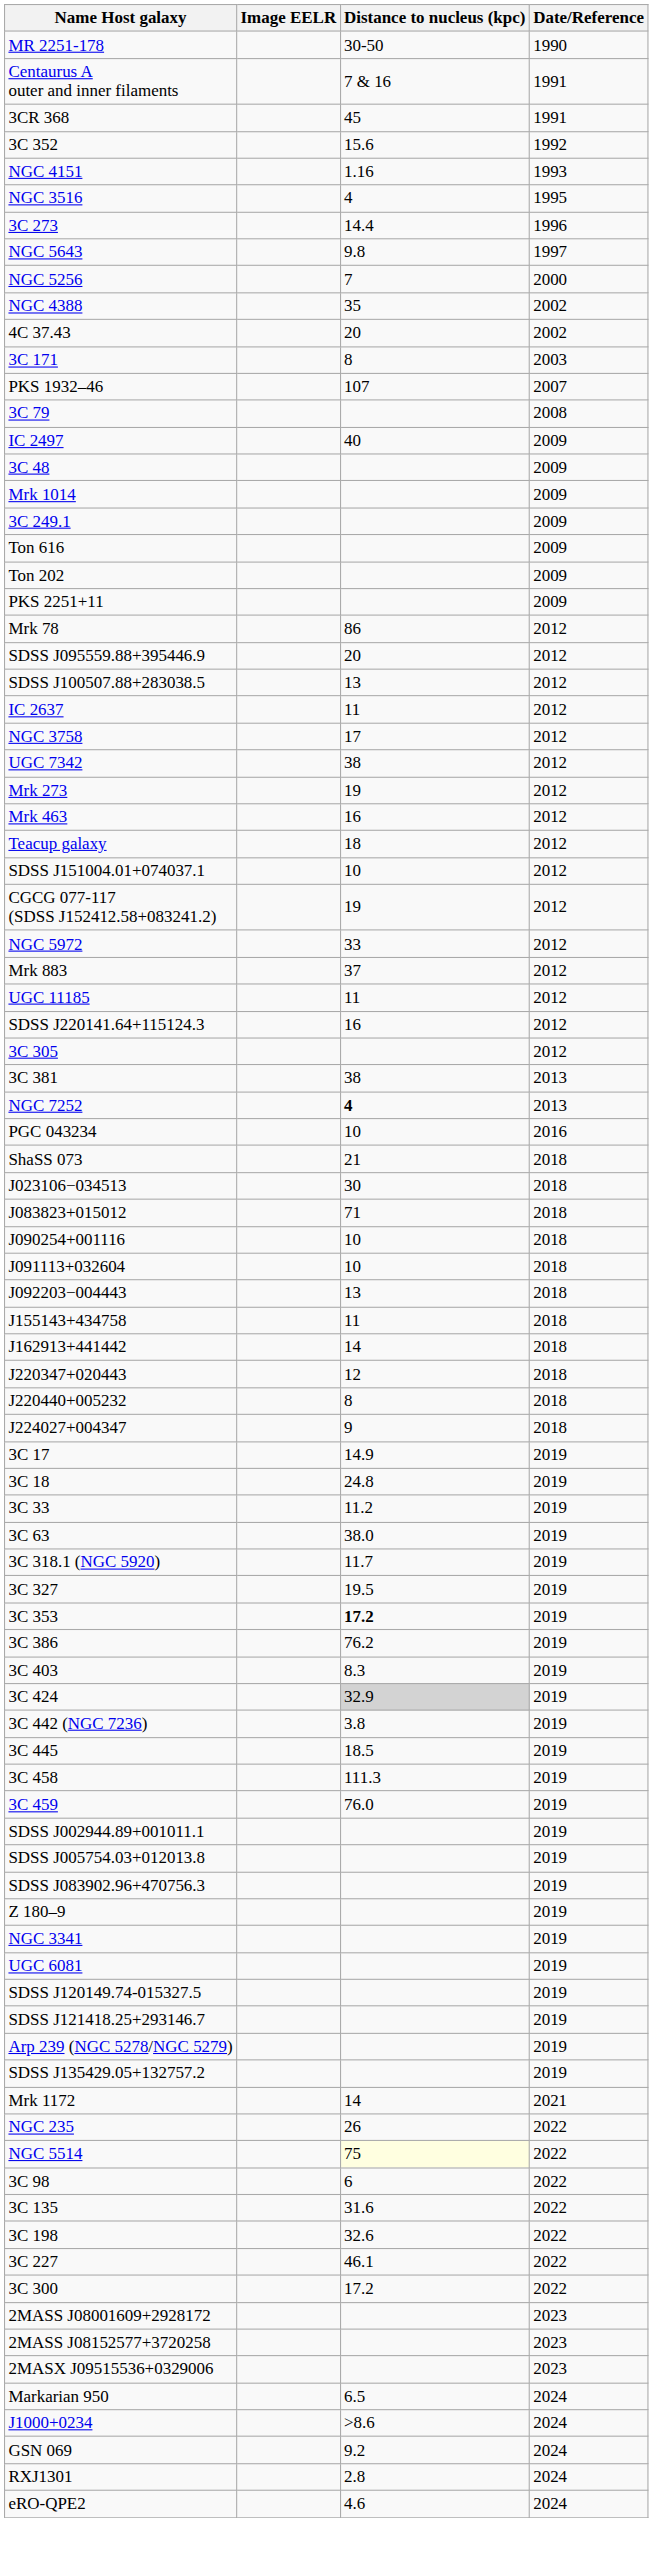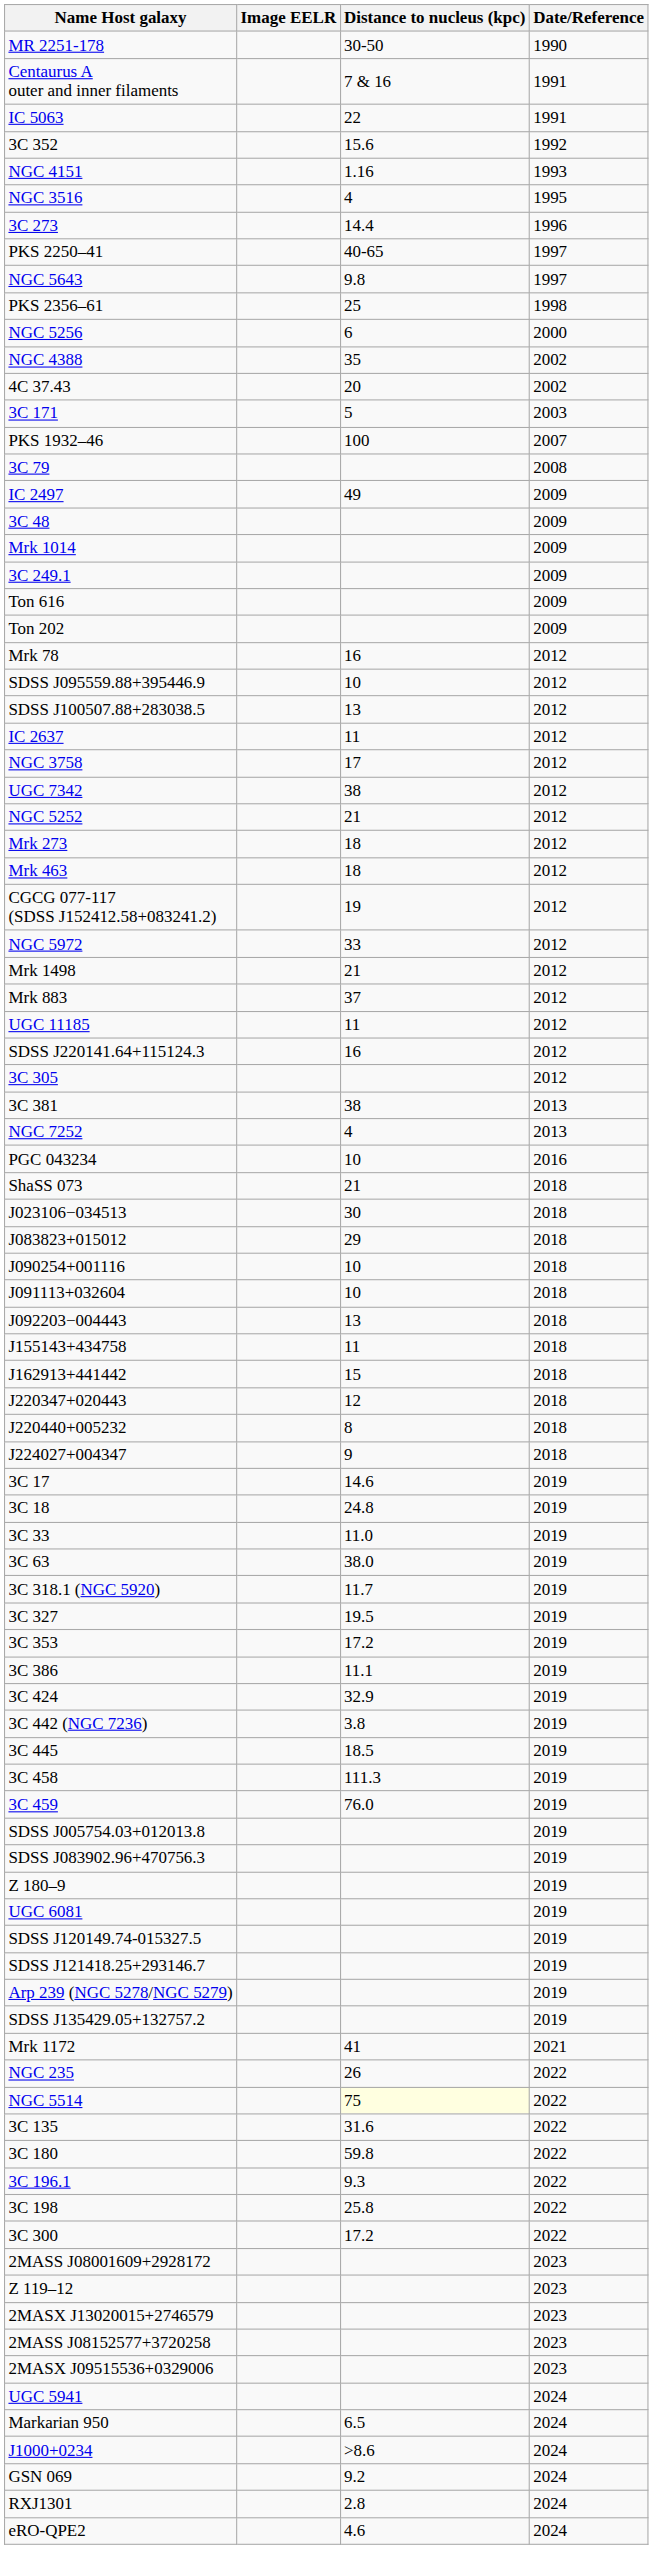+ row: (36, 117)
- row: (39, 117)
+ row: (56, 252)
+ row: (56, 306)
(348, 279) 7 -> (348, 332) 6
(348, 359) 8 -> (348, 413) 5
(357, 386) 107 -> (357, 440) 100
(352, 440) 40 -> (352, 494) 49
- row: (56, 601)
(352, 628) 86 -> (352, 655) 16
(352, 655) 20 -> (352, 682) 10
+ row: (45, 817)
(352, 790) 19 -> (352, 843) 18
(352, 817) 16 -> (352, 870) 18
- row: (58, 843)
- row: (107, 870)
+ row: (42, 970)
(348, 1105) bold -> (348, 1132) normal
(352, 1212) 71 -> (352, 1239) 29
(352, 1347) 14 -> (352, 1374) 15
(359, 1454) 14.9 -> (359, 1481) 14.6
(359, 1508) 11.2 -> (359, 1535) 11.0
(359, 1616) bold -> (359, 1643) normal
(359, 1643) 76.2 -> (359, 1669) 11.1
- row: (33, 1669)
(359, 1696) lightgrey background -> (359, 1696) no background
- row: (106, 1831)
- row: (45, 1938)
(352, 2100) 14 -> (352, 2046) 41
- row: (29, 2181)
+ row: (33, 2154)
+ row: (40, 2181)
(359, 2234) 32.6 -> (359, 2207) 25.8
- row: (33, 2261)
+ row: (41, 2288)
+ row: (111, 2315)
+ row: (45, 2396)
